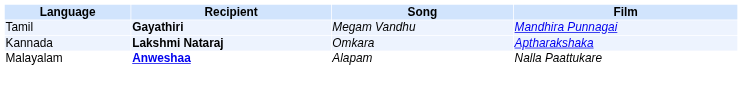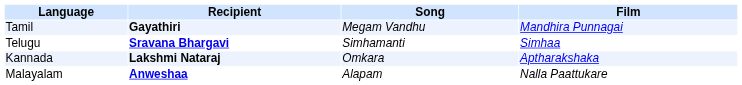+ row: (23, 43)
